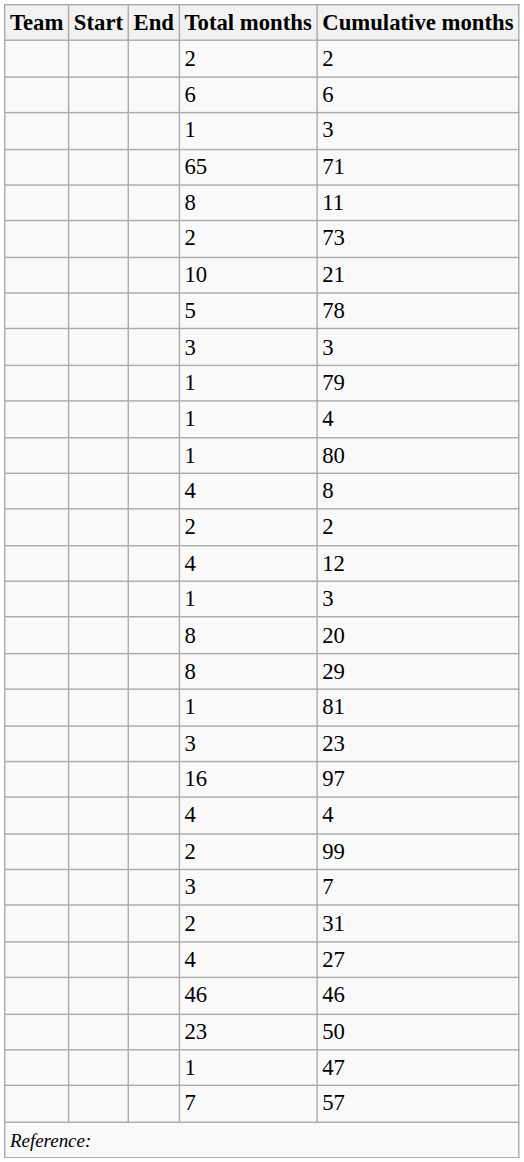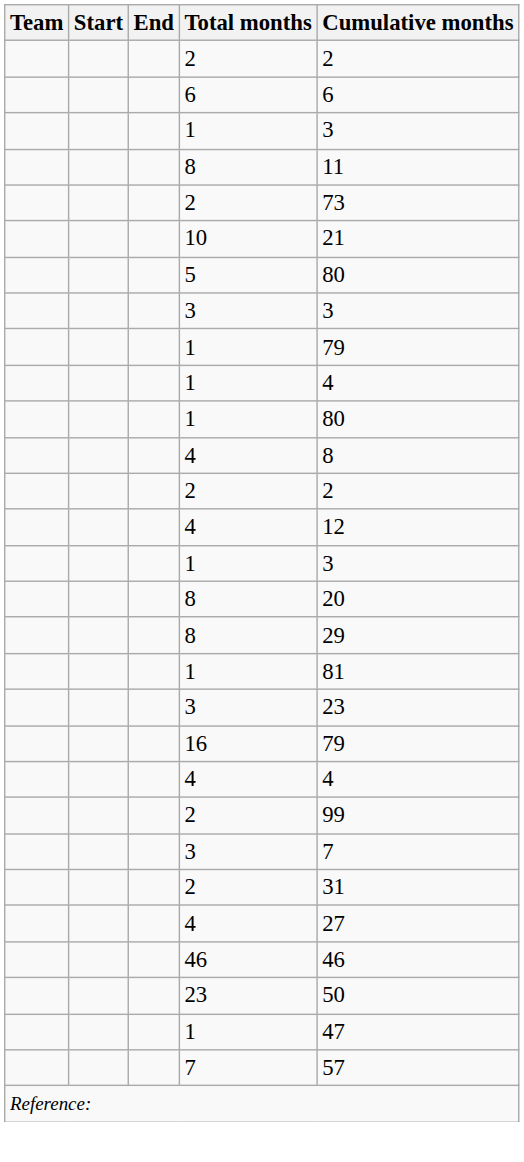- row: (37, 167)
(334, 310) 78 -> (334, 274) 80
(334, 779) 97 -> (334, 743) 79
